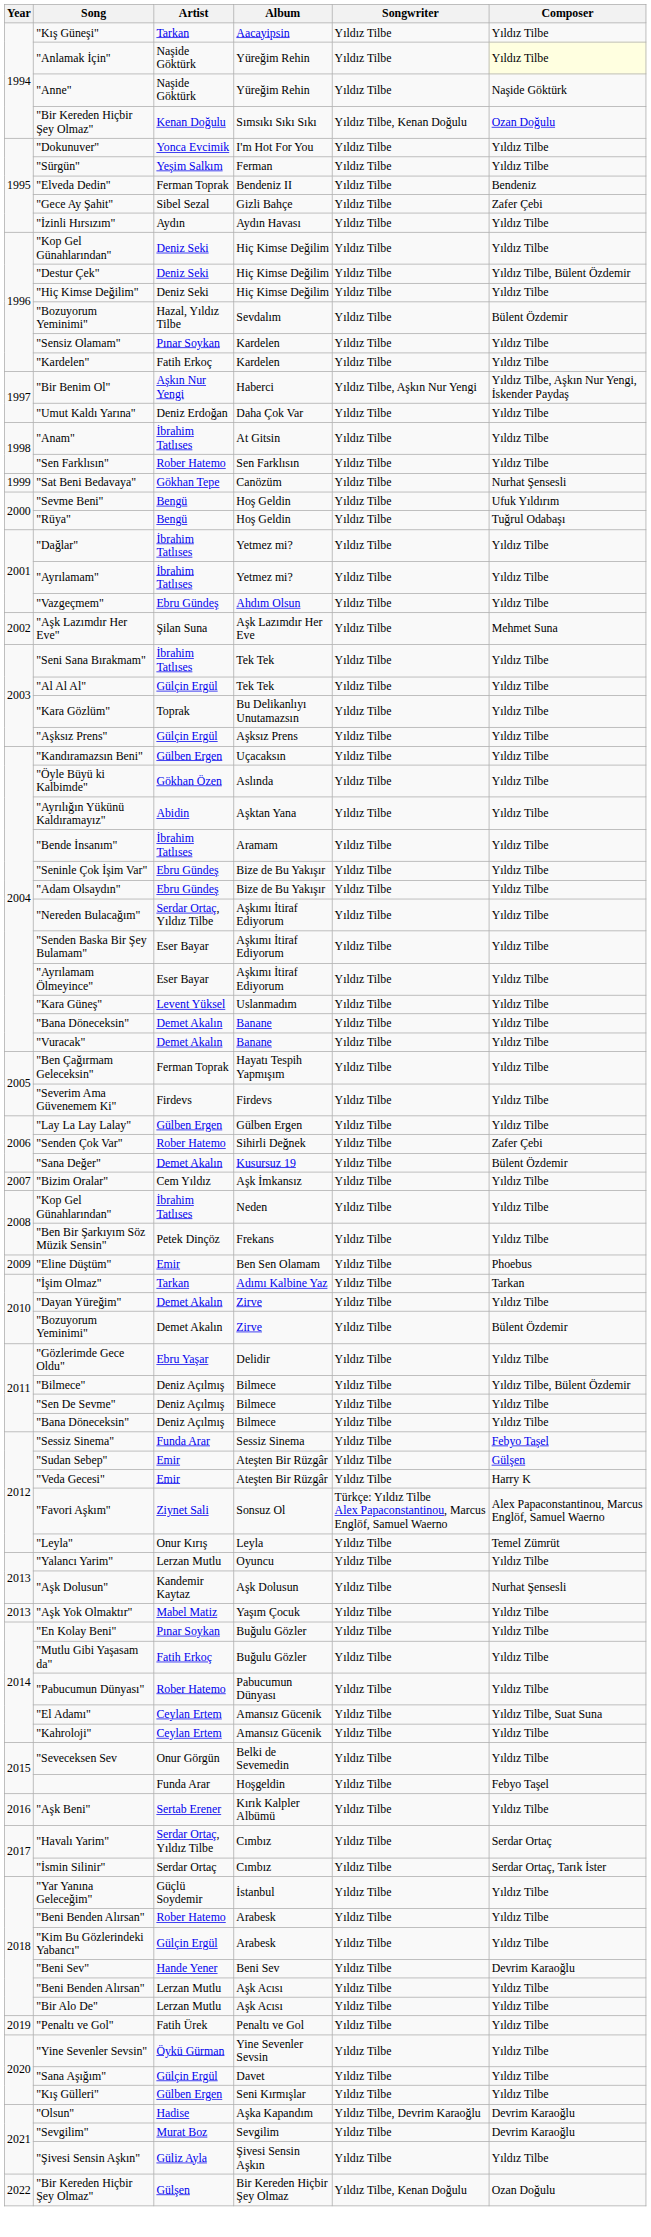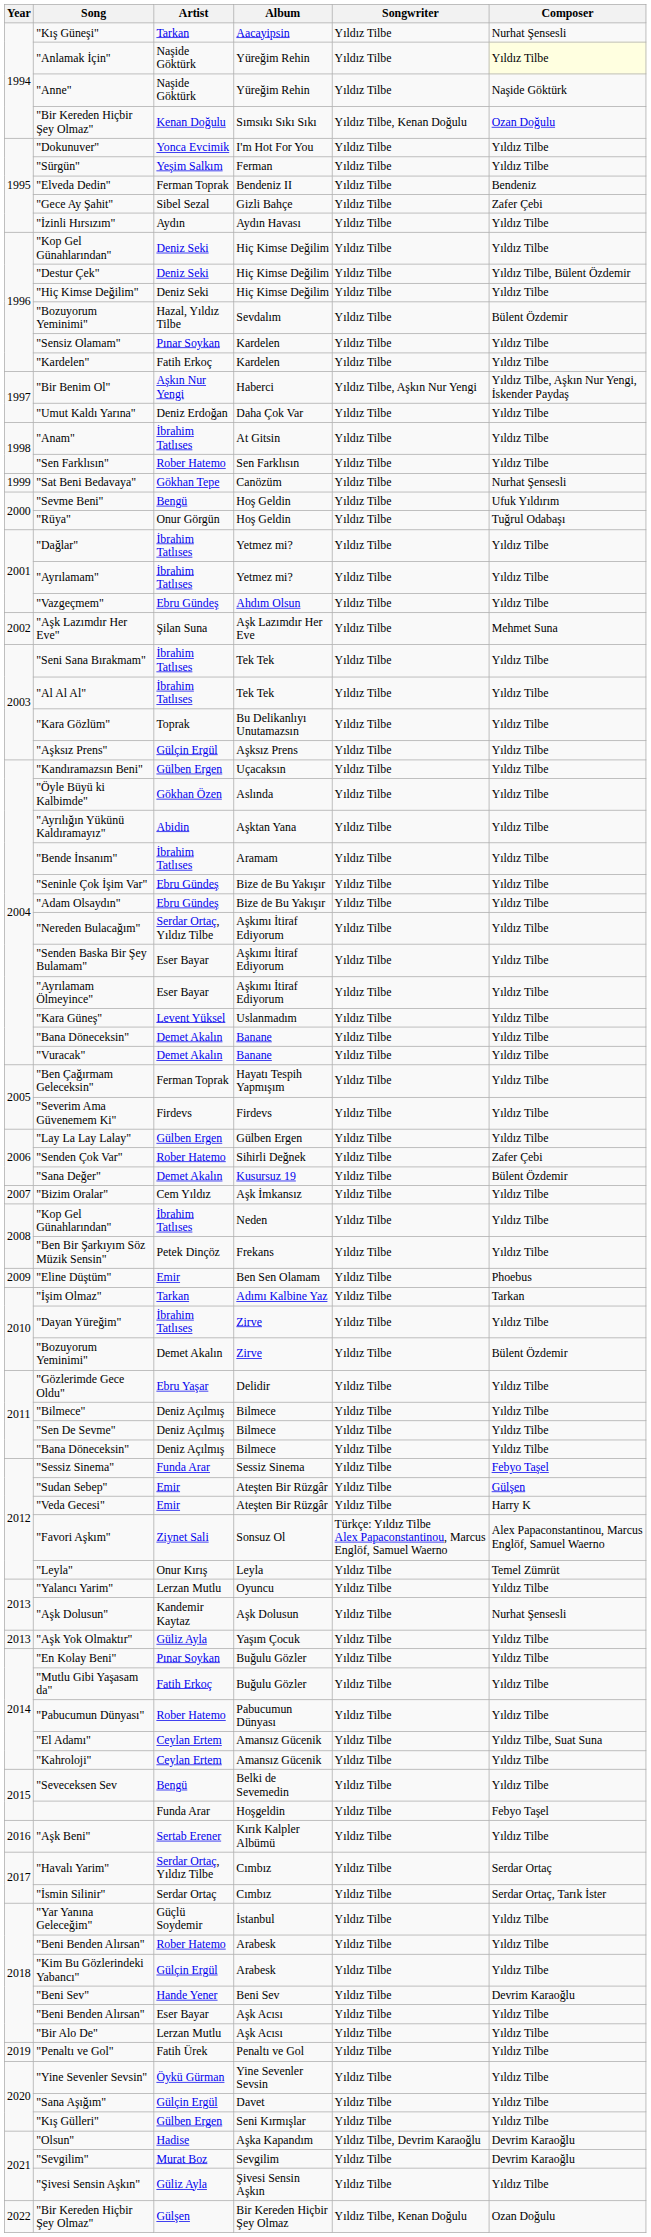(520, 32) Yıldız Tilbe -> (529, 32) Nurhat Şensesli
(172, 520) Bengü -> (188, 520) Onur Görgün
(187, 686) Gülçin Ergül -> (175, 692) İbrahim Tatlıses
(189, 1302) Demet Akalın -> (175, 1322) İbrahim Tatlıses
(561, 1385) Yıldız Tilbe, Bülent Özdemir -> (520, 1411) Yıldız Tilbe
(187, 1612) Mabel Matiz -> (182, 1639) Güliz Ayla
(188, 1758) Onur Görgün -> (172, 1785) Bengü
(189, 1987) Lerzan Mutlu -> (183, 2014) Eser Bayar
